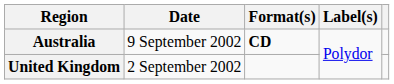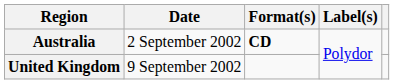(184, 41) 9 September 2002 -> (184, 41) 2 September 2002
(184, 66) 2 September 2002 -> (184, 66) 9 September 2002
